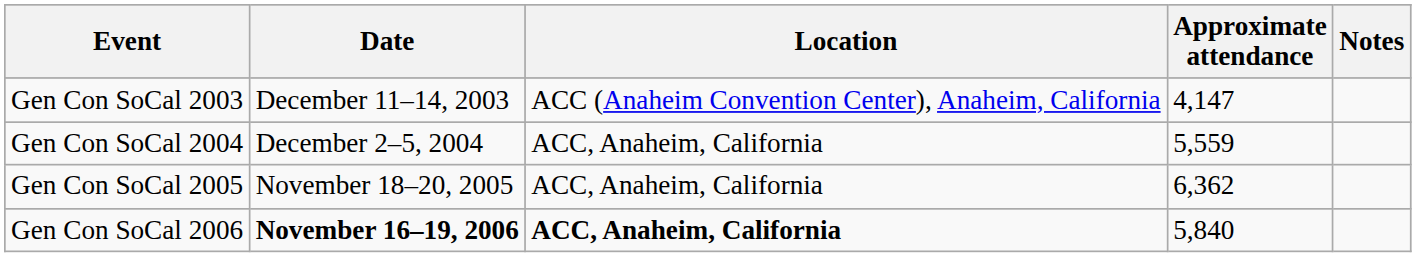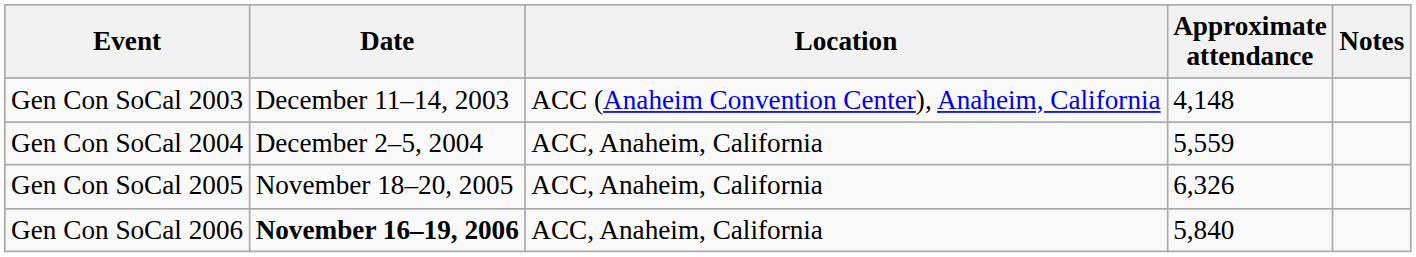(1204, 99) 4,147 -> (1204, 99) 4,148
(1204, 186) 6,362 -> (1204, 186) 6,326
(686, 229) bold -> (677, 229) normal
